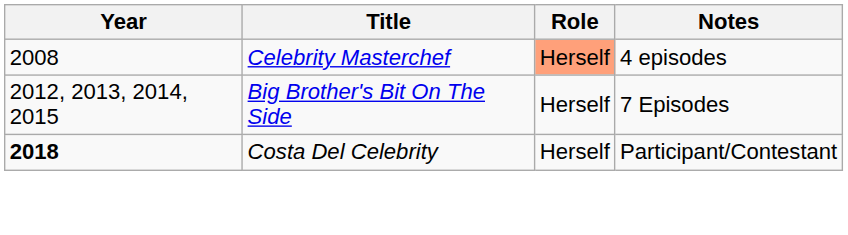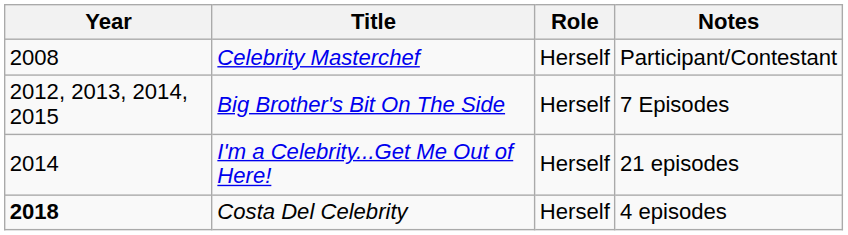(575, 57) lightsalmon background -> (575, 57) no background
(673, 57) 4 episodes -> (729, 57) Participant/Contestant
+ row: (365, 164)
(729, 151) Participant/Contestant -> (673, 211) 4 episodes
